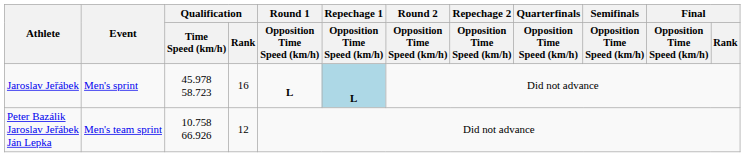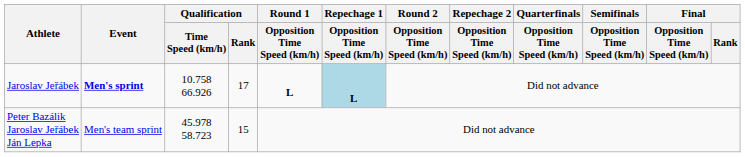(111, 86) normal -> (114, 86) bold
(197, 86) 45.978 58.723 -> (197, 86) 10.758 66.926
(243, 86) 16 -> (243, 86) 17
(197, 130) 10.758 66.926 -> (197, 130) 45.978 58.723
(243, 130) 12 -> (243, 130) 15
